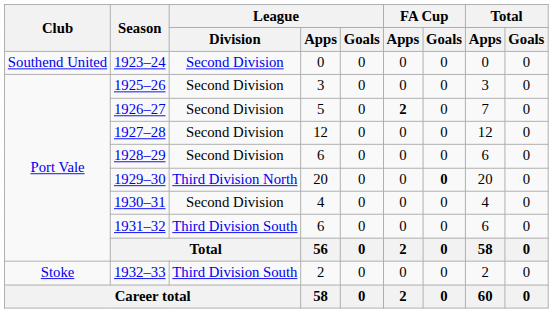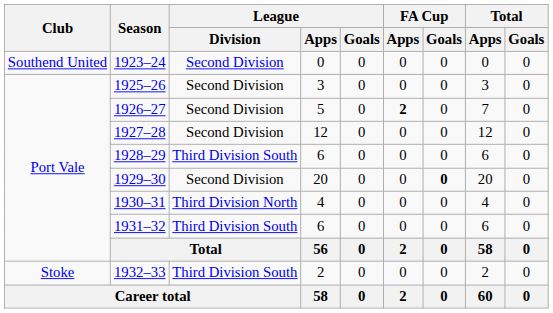(235, 156) Second Division -> (235, 156) Third Division South
(235, 179) Third Division North -> (235, 179) Second Division
(235, 202) Second Division -> (235, 202) Third Division North
